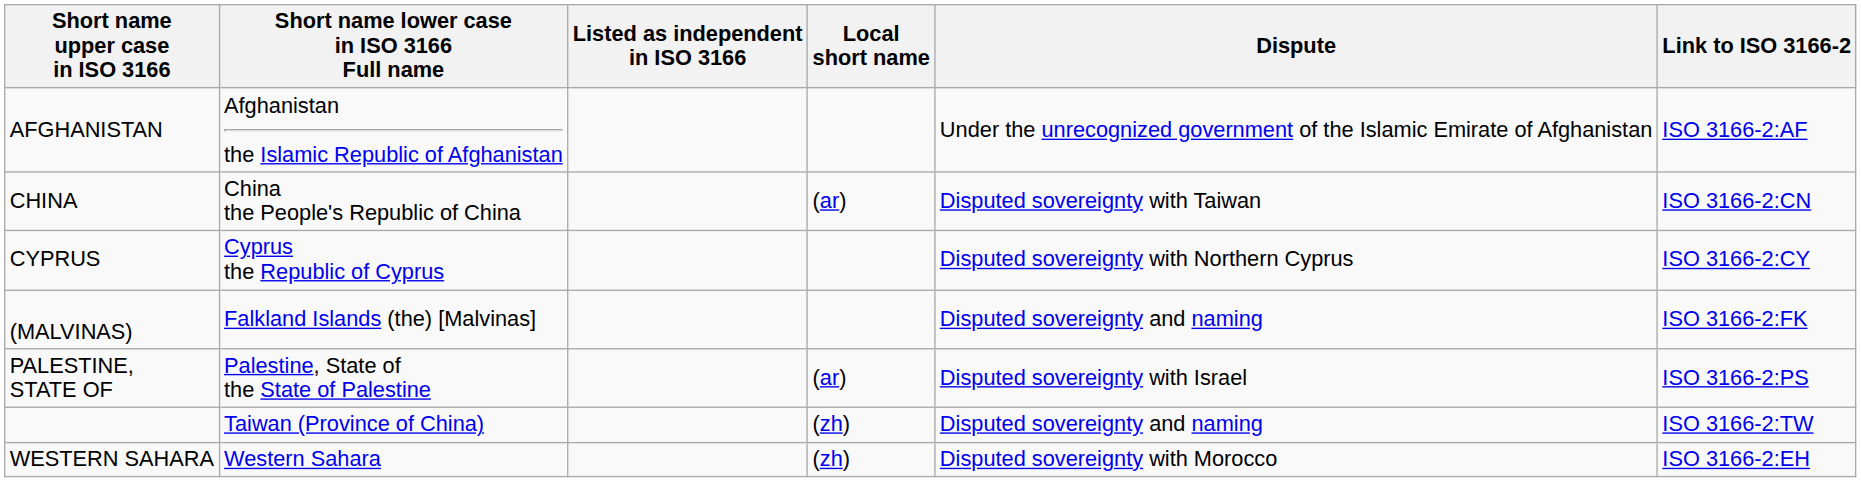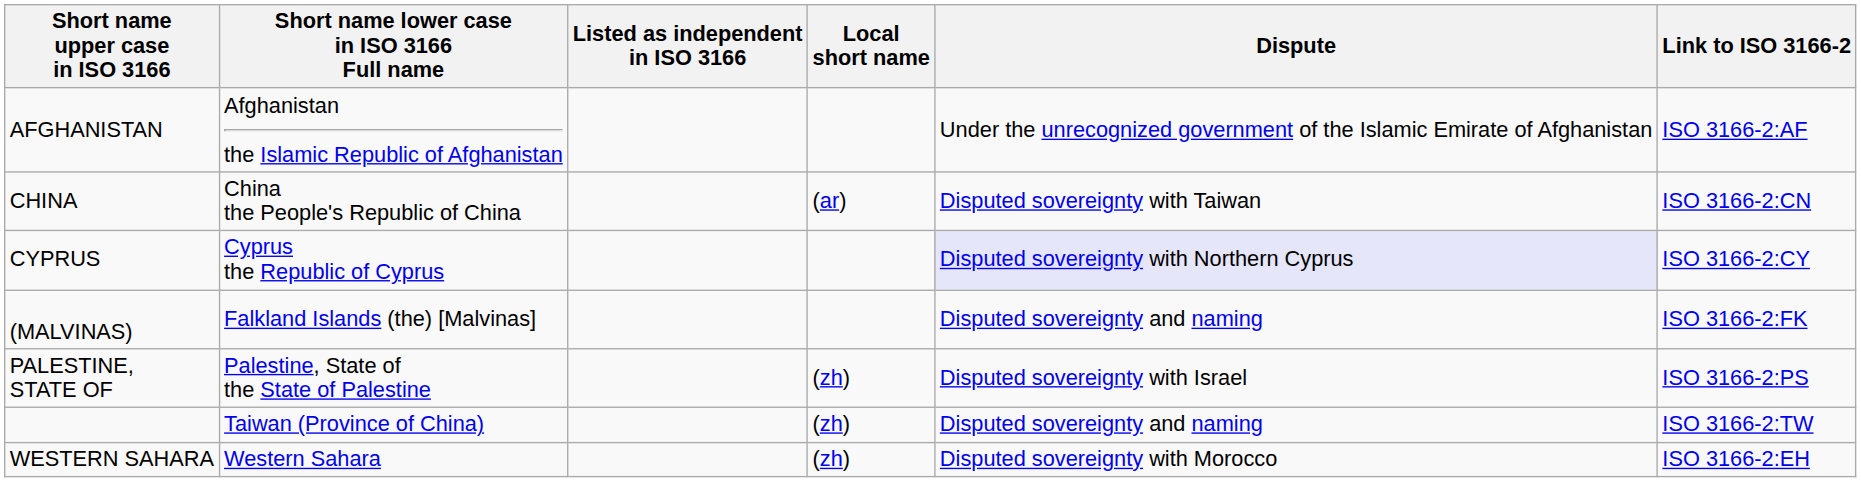(1147, 259) no background -> (1147, 259) lavender background
(829, 377) (ar) -> (831, 377) (zh)
